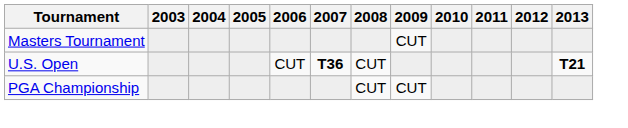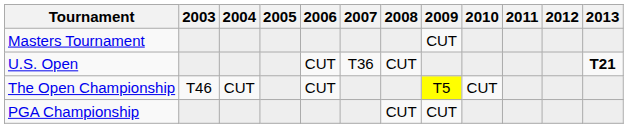(330, 64) bold -> (361, 64) normal
+ row: (92, 88)
